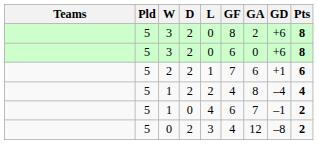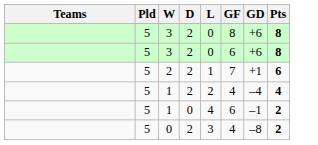- column: (255, 14)
